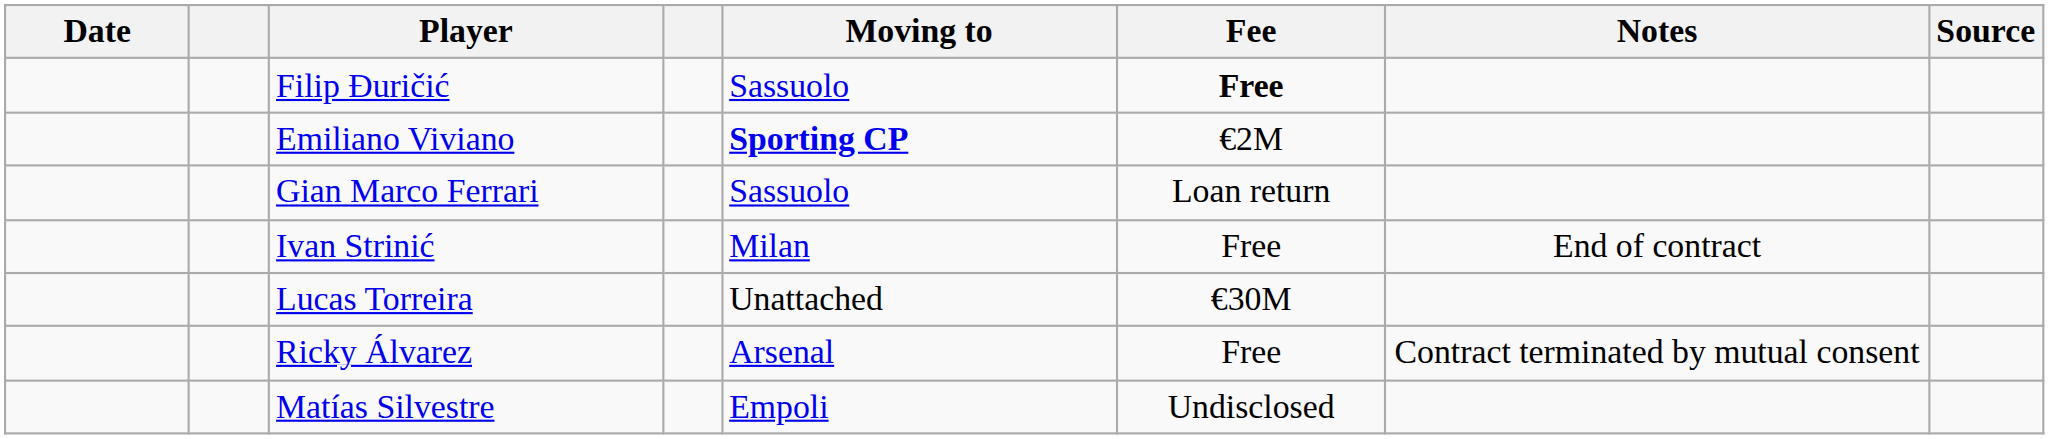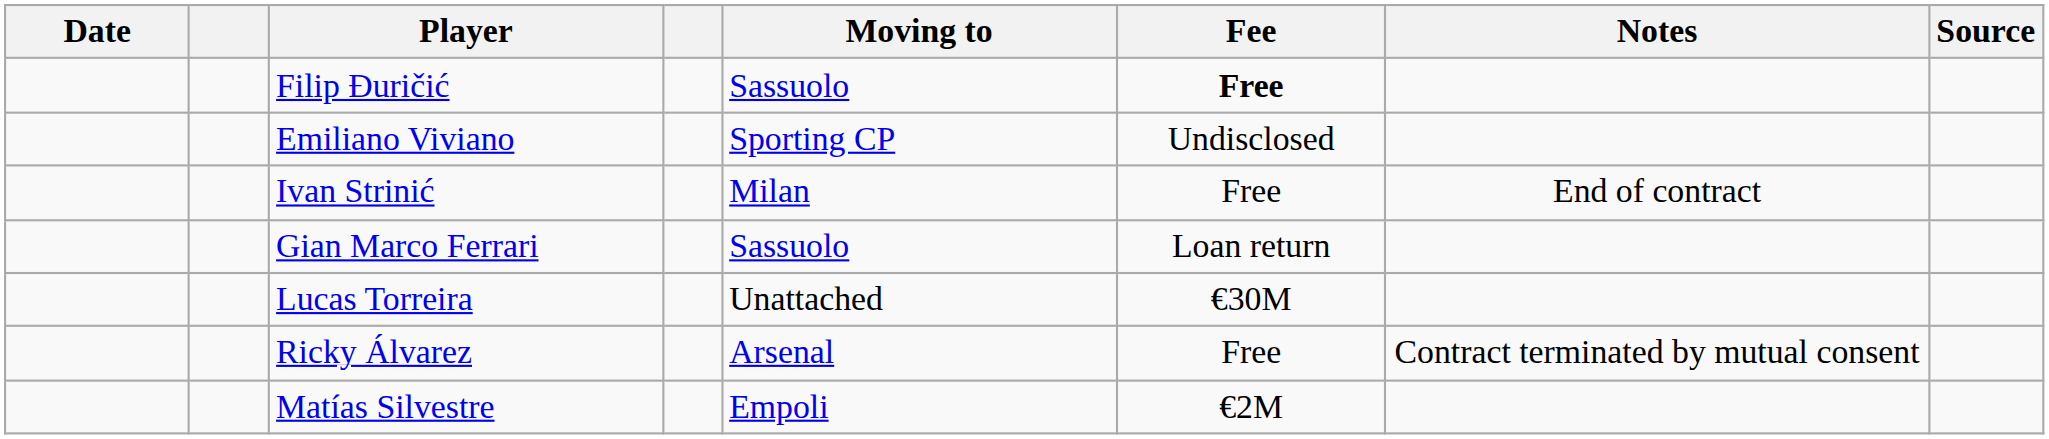(819, 138) bold -> (812, 138) normal
(1251, 138) €2M -> (1251, 138) Undisclosed
rows swapped: (407, 191) <-> (355, 245)
(1251, 406) Undisclosed -> (1251, 406) €2M
